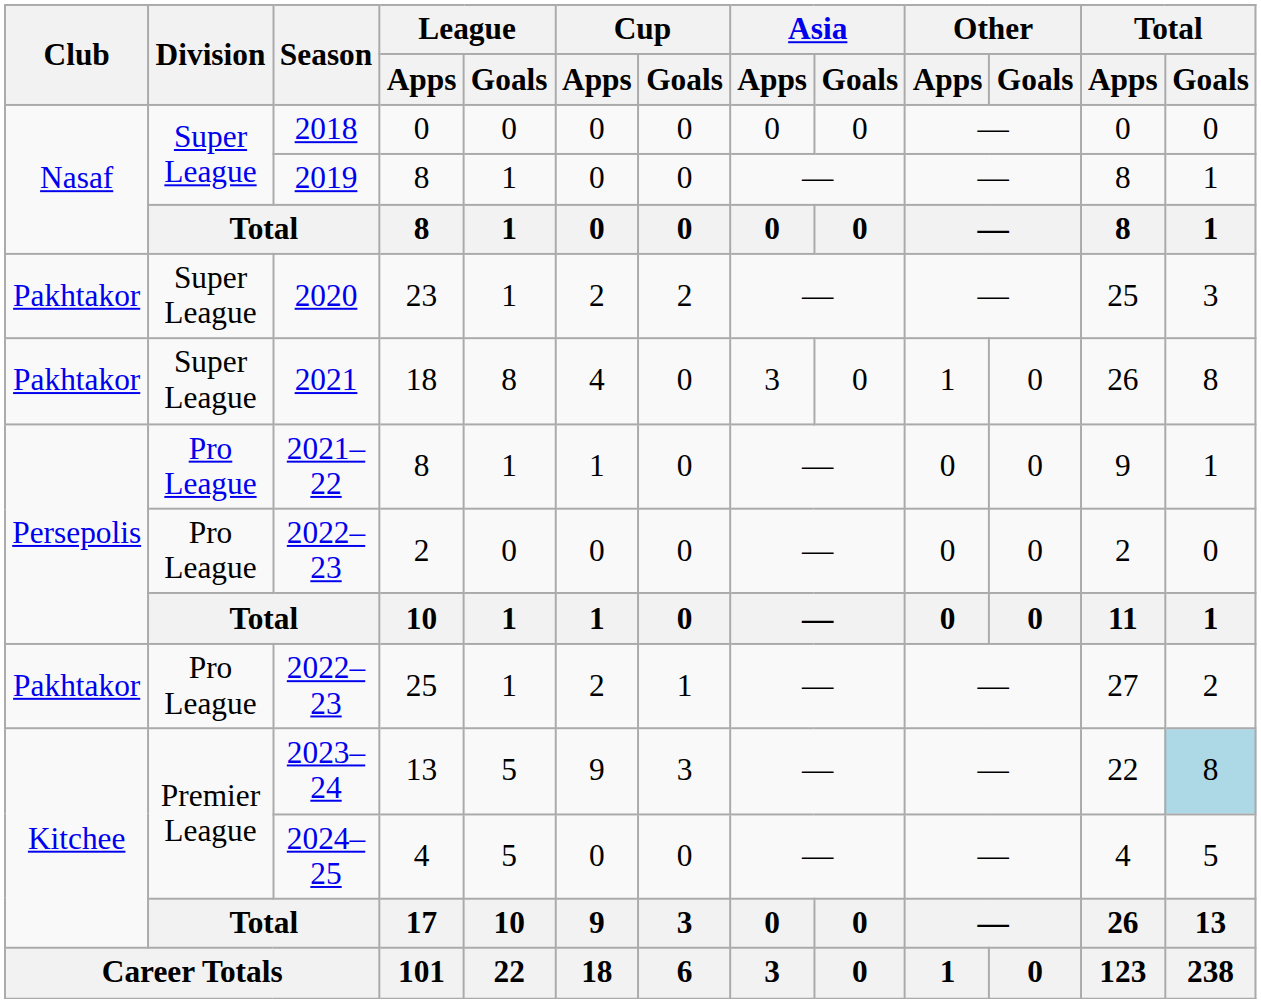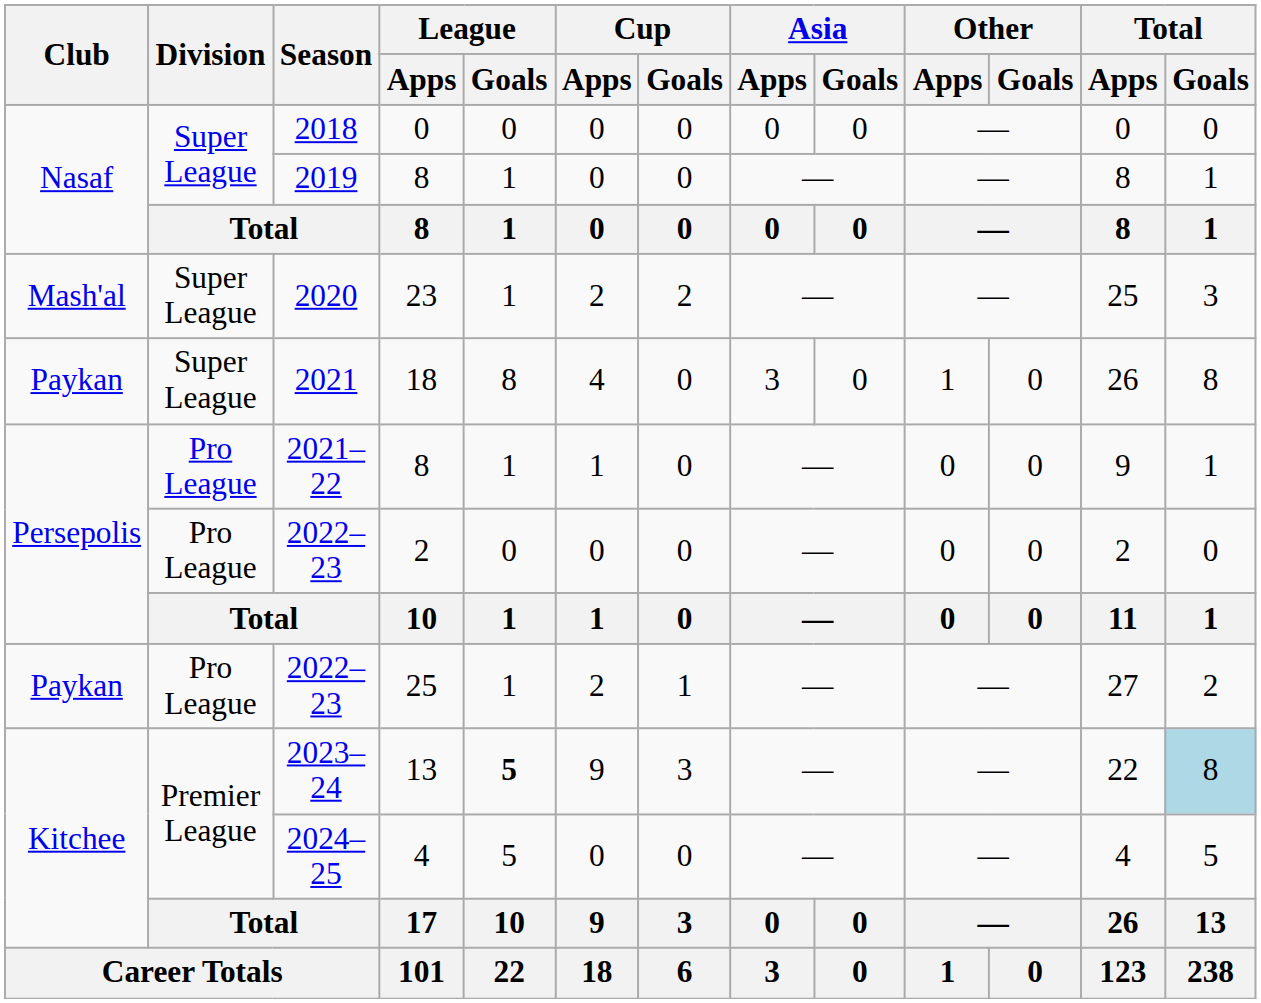(77, 295) Pakhtakor -> (77, 295) Mash'al
(77, 380) Pakhtakor -> (77, 380) Paykan
(77, 685) Pakhtakor -> (77, 685) Paykan
(509, 770) normal -> (509, 770) bold
